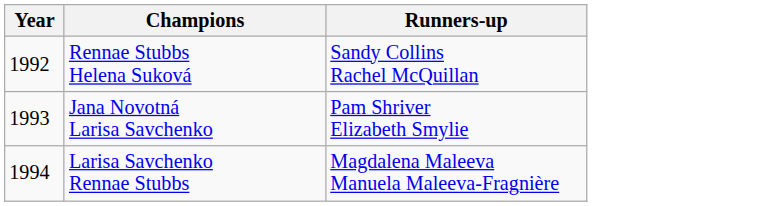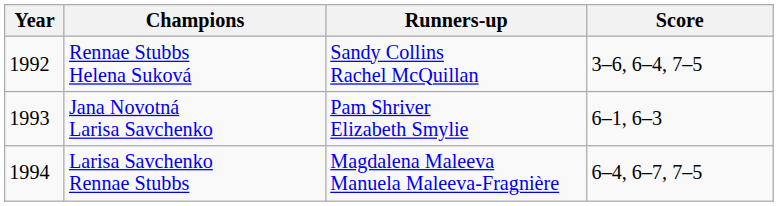+ column: (680, 20)
